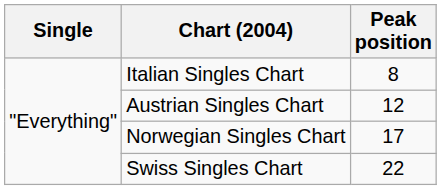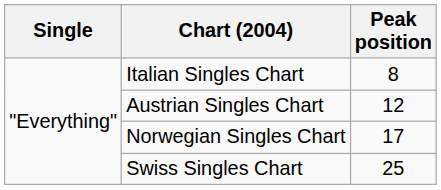(393, 168) 22 -> (393, 168) 25
